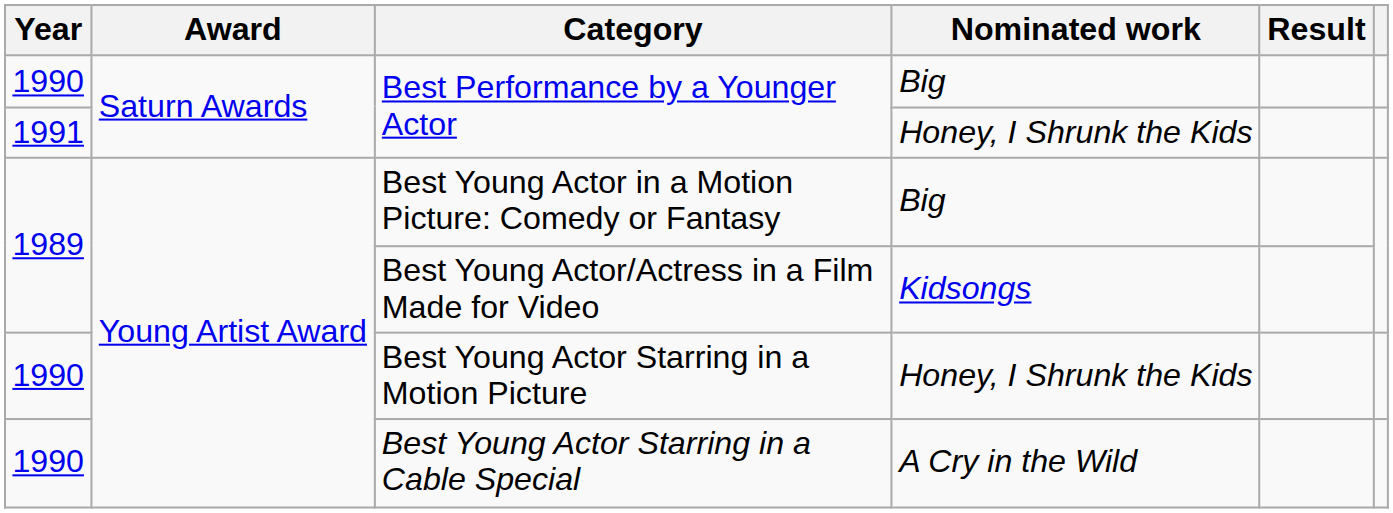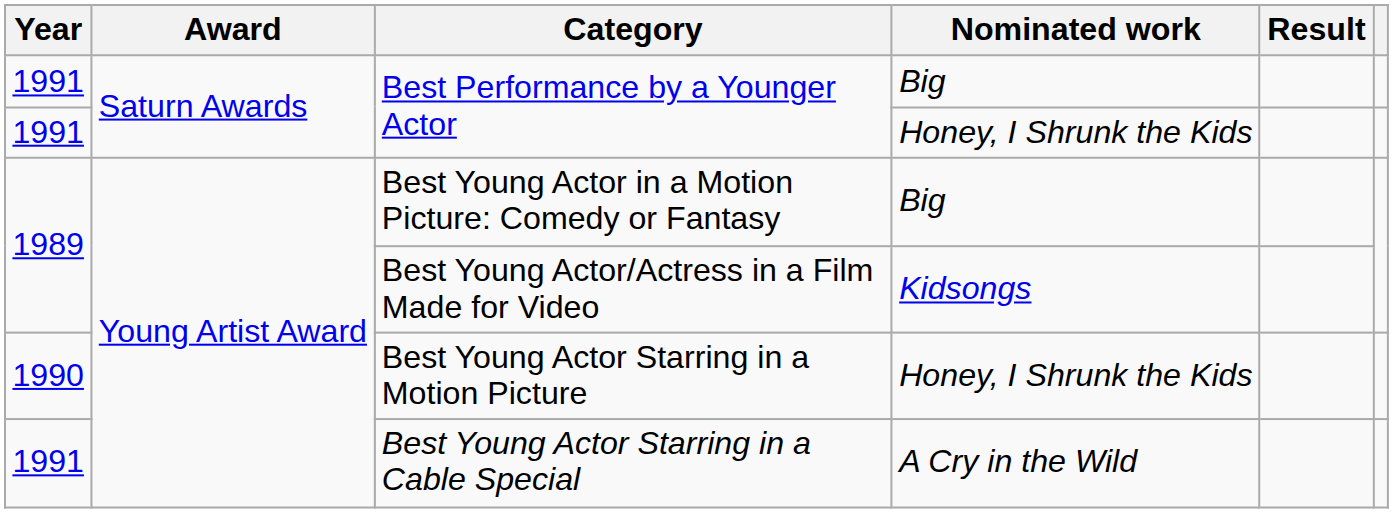(48, 81) 1990 -> (48, 81) 1991
(48, 462) 1990 -> (48, 462) 1991
